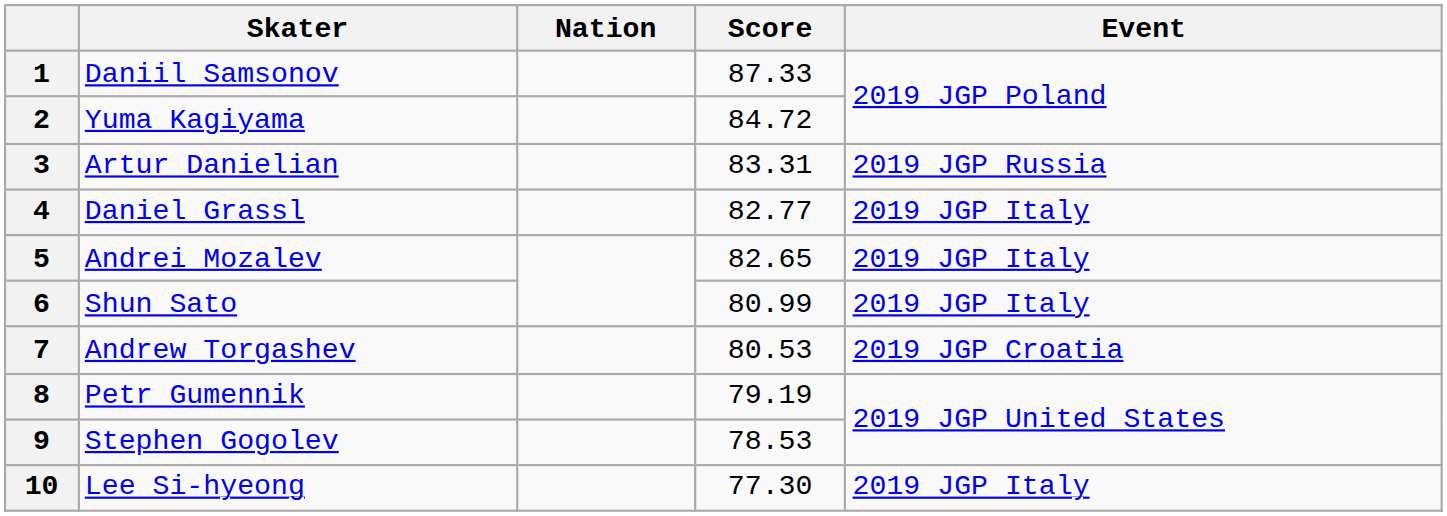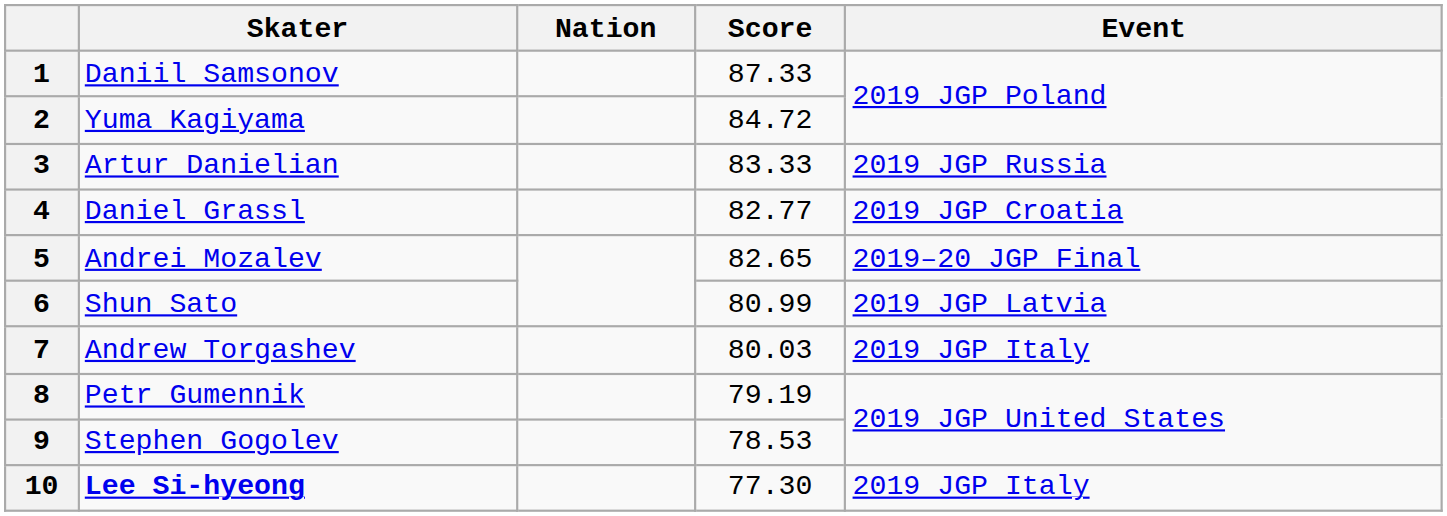(770, 166) 83.31 -> (770, 166) 83.33
(971, 212) 2019 JGP Italy -> (988, 212) 2019 JGP Croatia
(971, 258) 2019 JGP Italy -> (996, 258) 2019–20 JGP Final
(971, 304) 2019 JGP Italy -> (980, 304) 2019 JGP Latvia
(770, 350) 80.53 -> (770, 350) 80.03
(988, 350) 2019 JGP Croatia -> (971, 350) 2019 JGP Italy
(195, 488) normal -> (195, 488) bold
